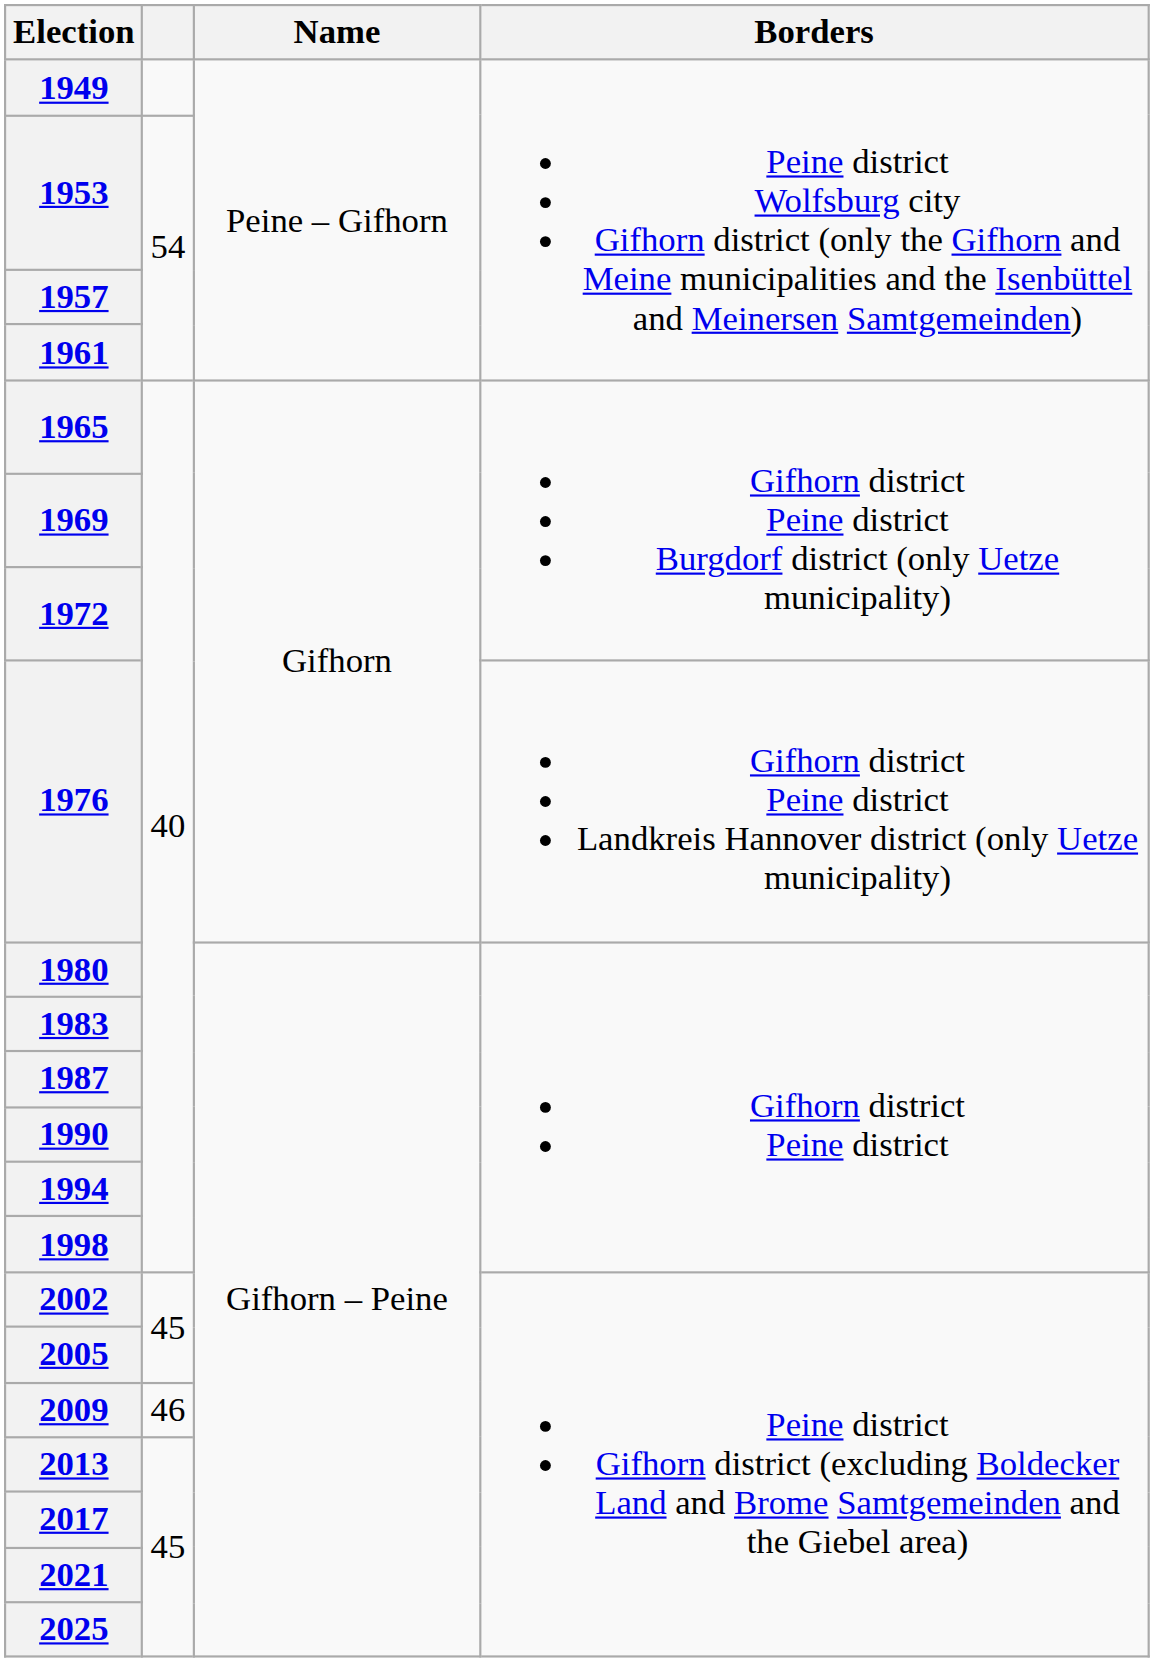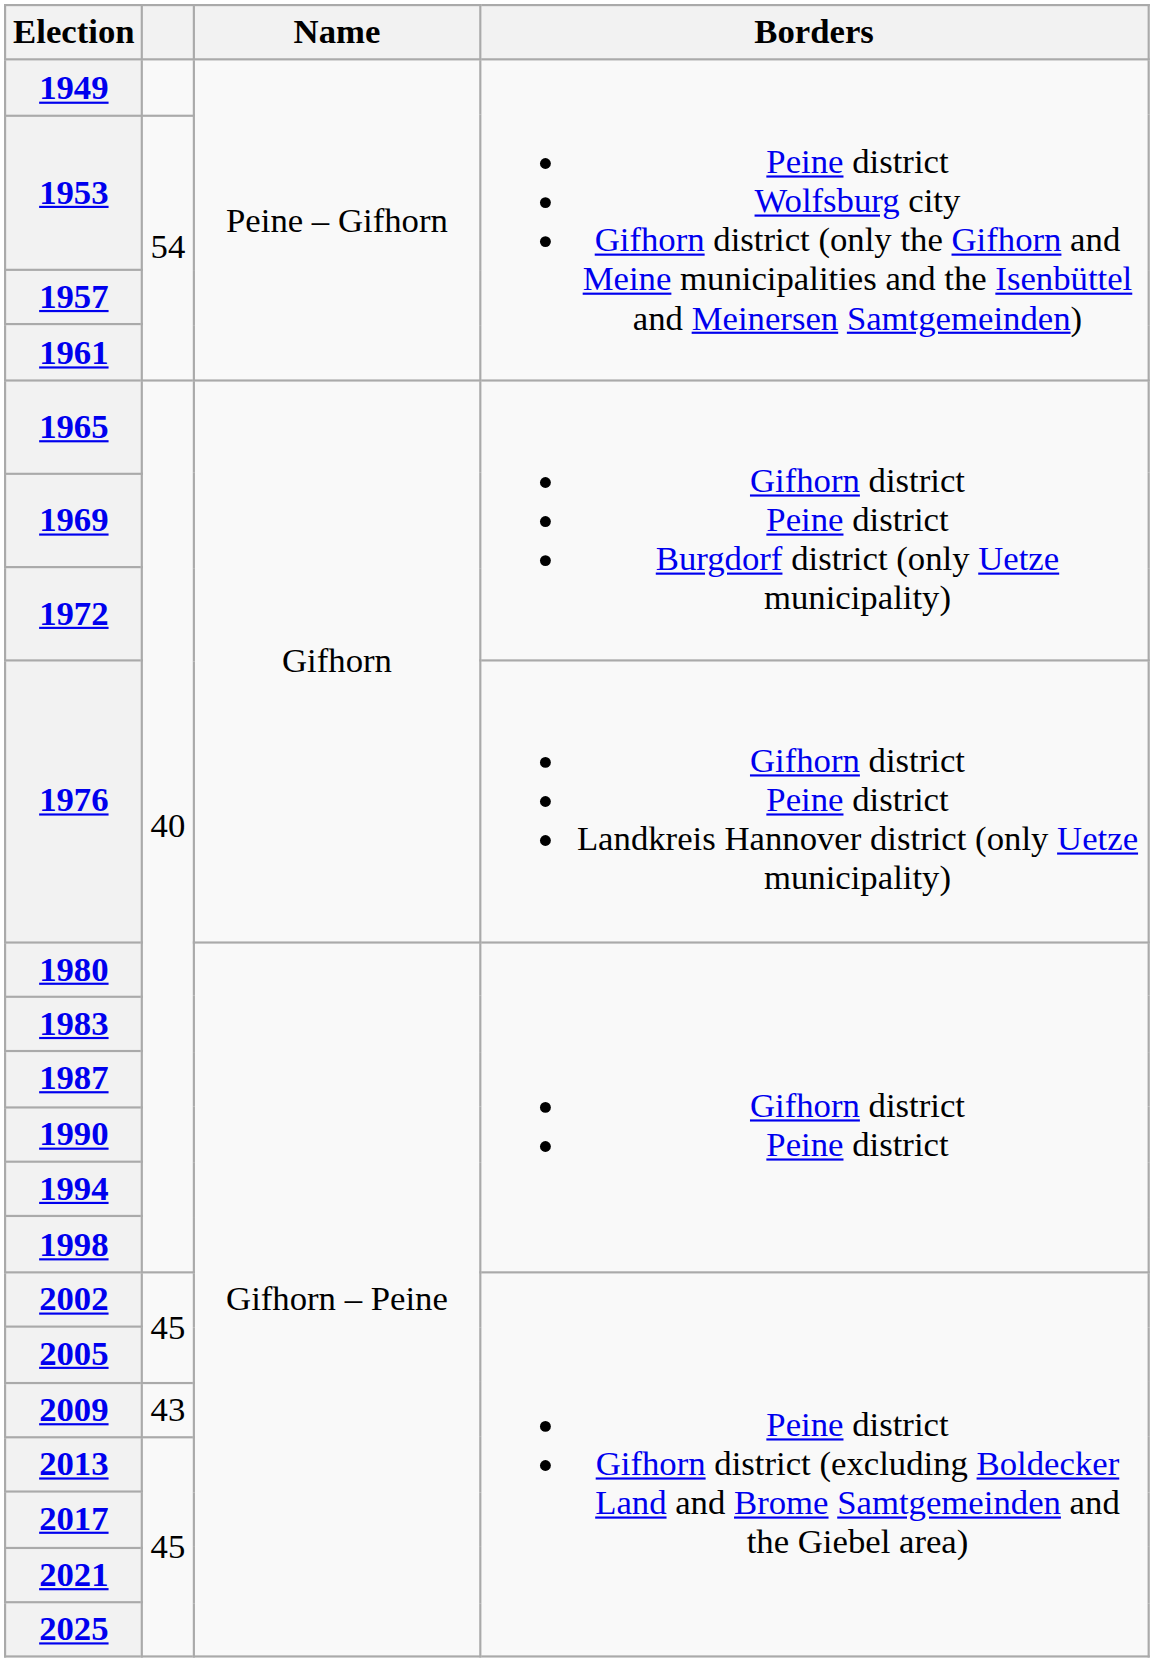(168, 1408) 46 -> (168, 1408) 43
